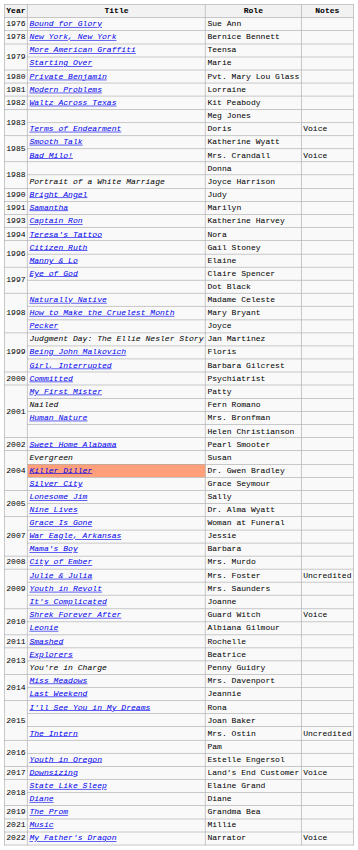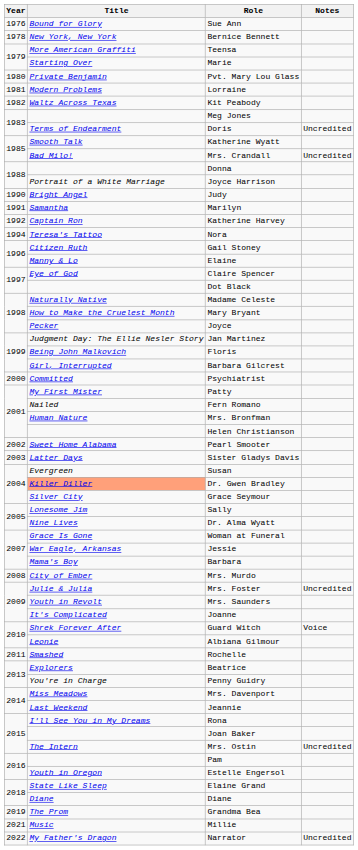(315, 129) Voice -> (327, 129) Uncredited
(315, 155) Voice -> (327, 155) Uncredited
(16, 221) 1993 -> (16, 221) 1992
+ row: (253, 458)
- row: (253, 773)
(315, 838) Voice -> (327, 838) Uncredited
